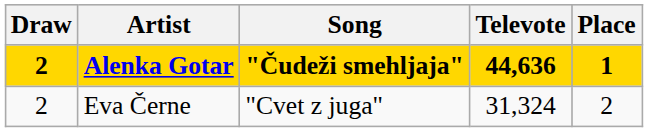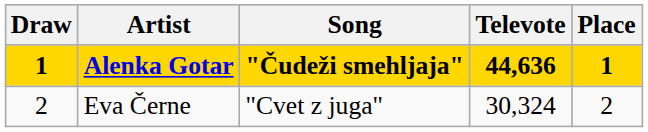(41, 65) 2 -> (41, 65) 1
(521, 106) 31,324 -> (521, 106) 30,324
